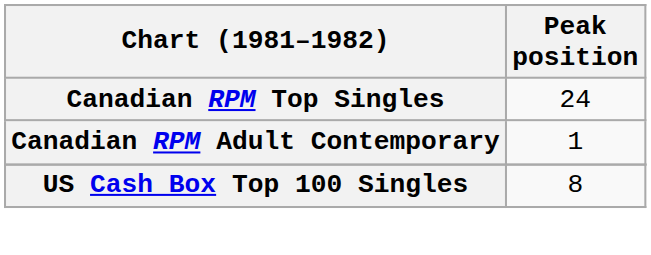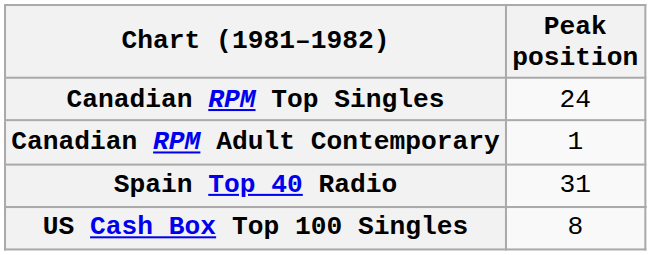+ row: (256, 185)
